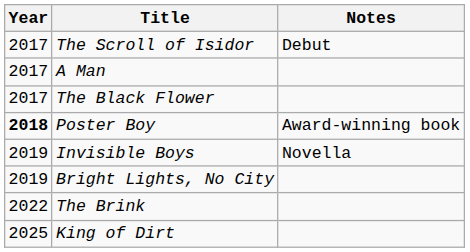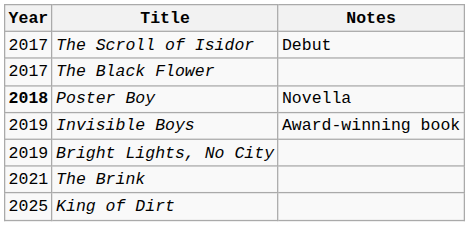- row: (81, 72)
(371, 126) Award-winning book -> (317, 99) Novella
(317, 153) Novella -> (371, 126) Award-winning book
(28, 206) 2022 -> (28, 180) 2021
